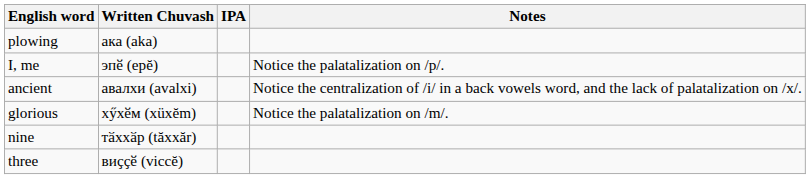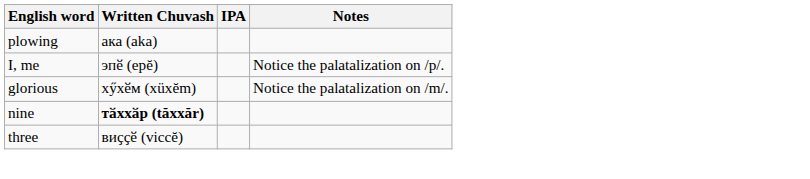- row: (30, 88)
(149, 137) normal -> (153, 112) bold
